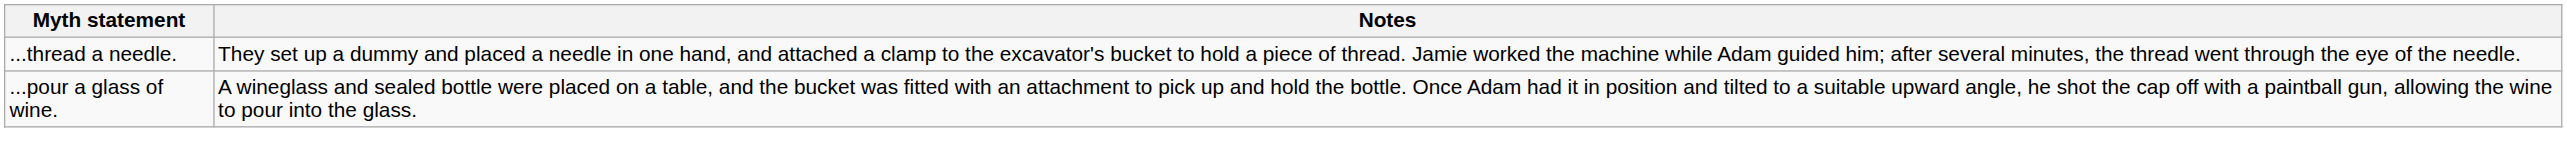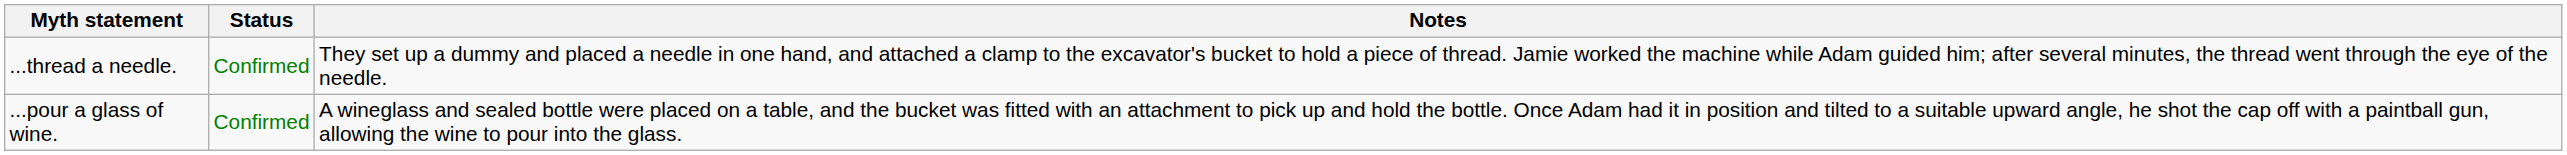+ column: (262, 20)
